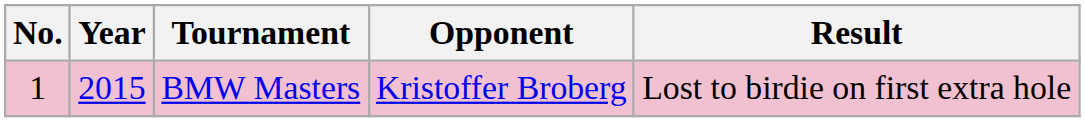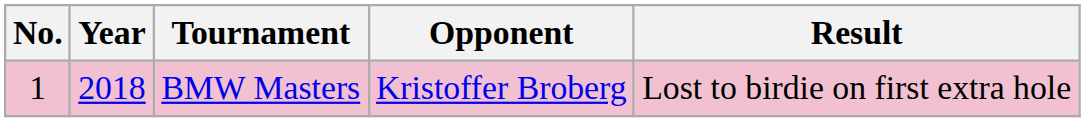(112, 88) 2015 -> (112, 88) 2018
